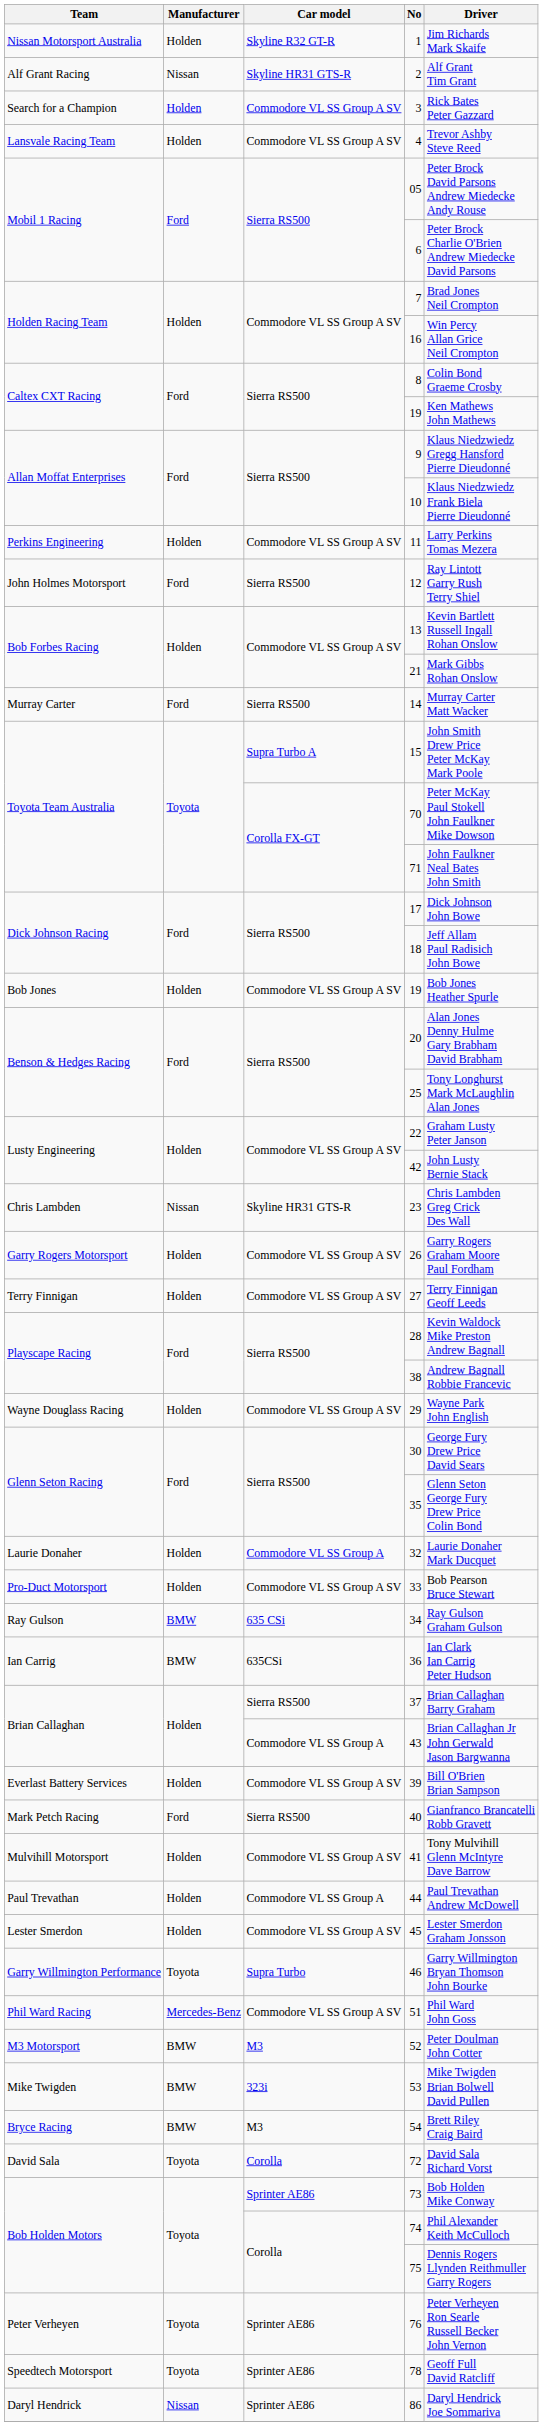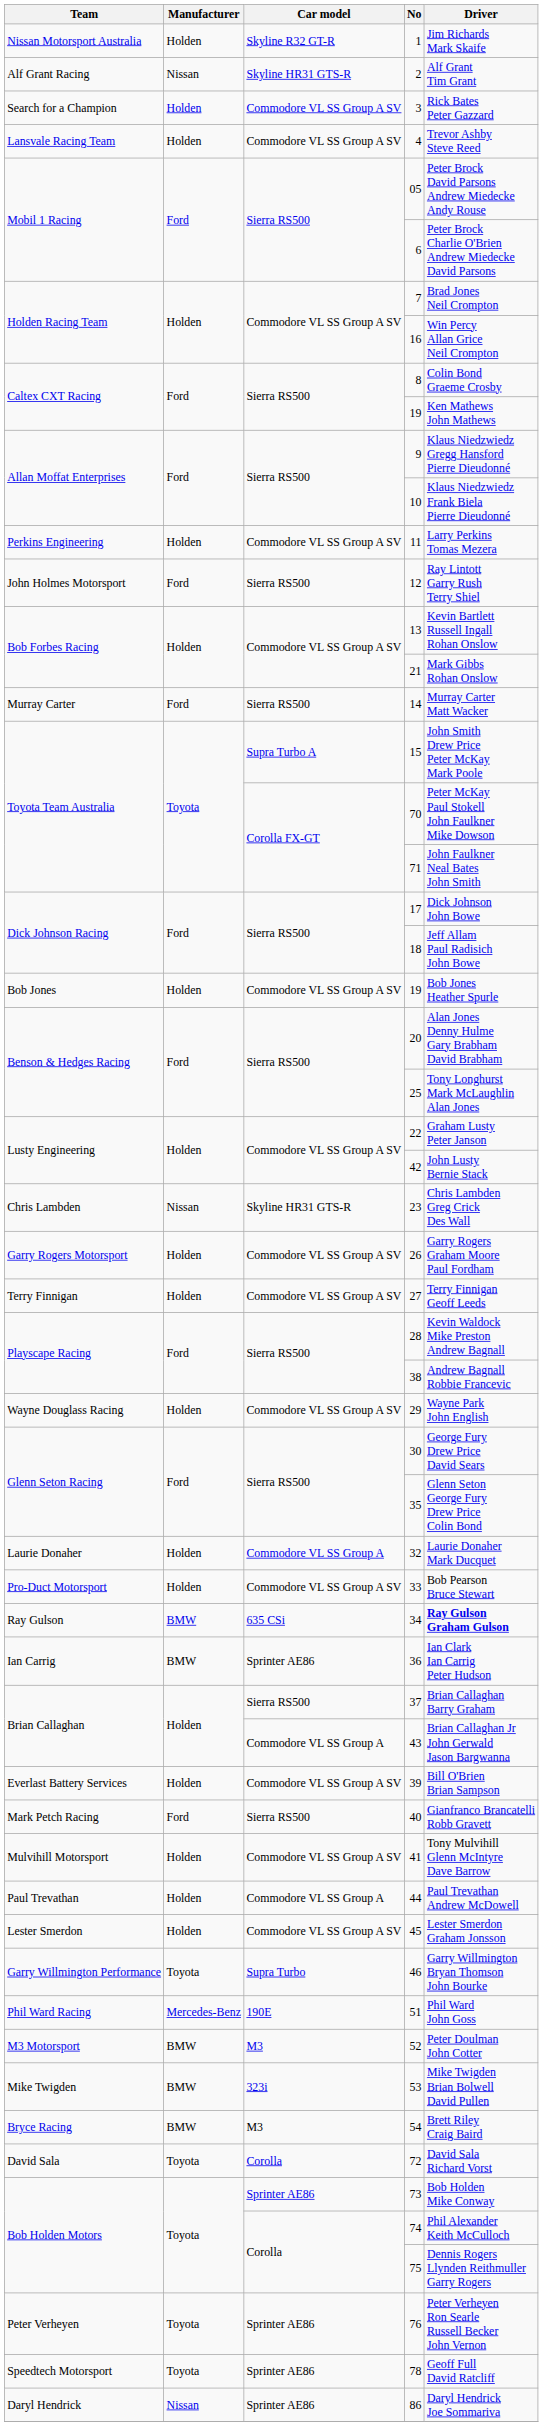(465, 1620) normal -> (468, 1620) bold
(264, 1661) 635CSi -> (280, 1661) Sprinter AE86
(324, 2012) Commodore VL SS Group A SV -> (259, 2012) 190E
